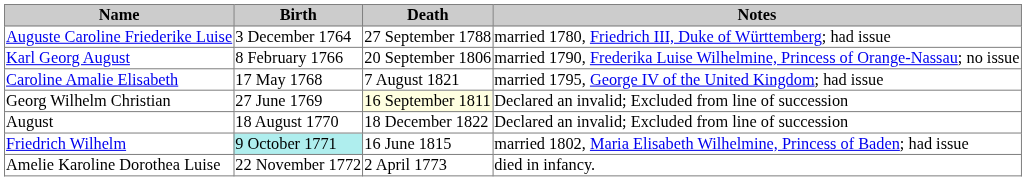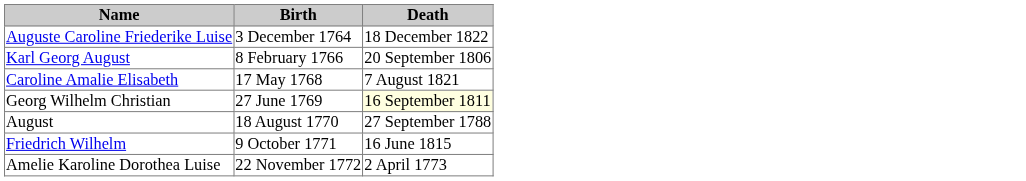- column: (757, 15)
(428, 36) 27 September 1788 -> (426, 36) 18 December 1822
(426, 122) 18 December 1822 -> (428, 122) 27 September 1788
(286, 143) paleturquoise background -> (286, 143) no background
